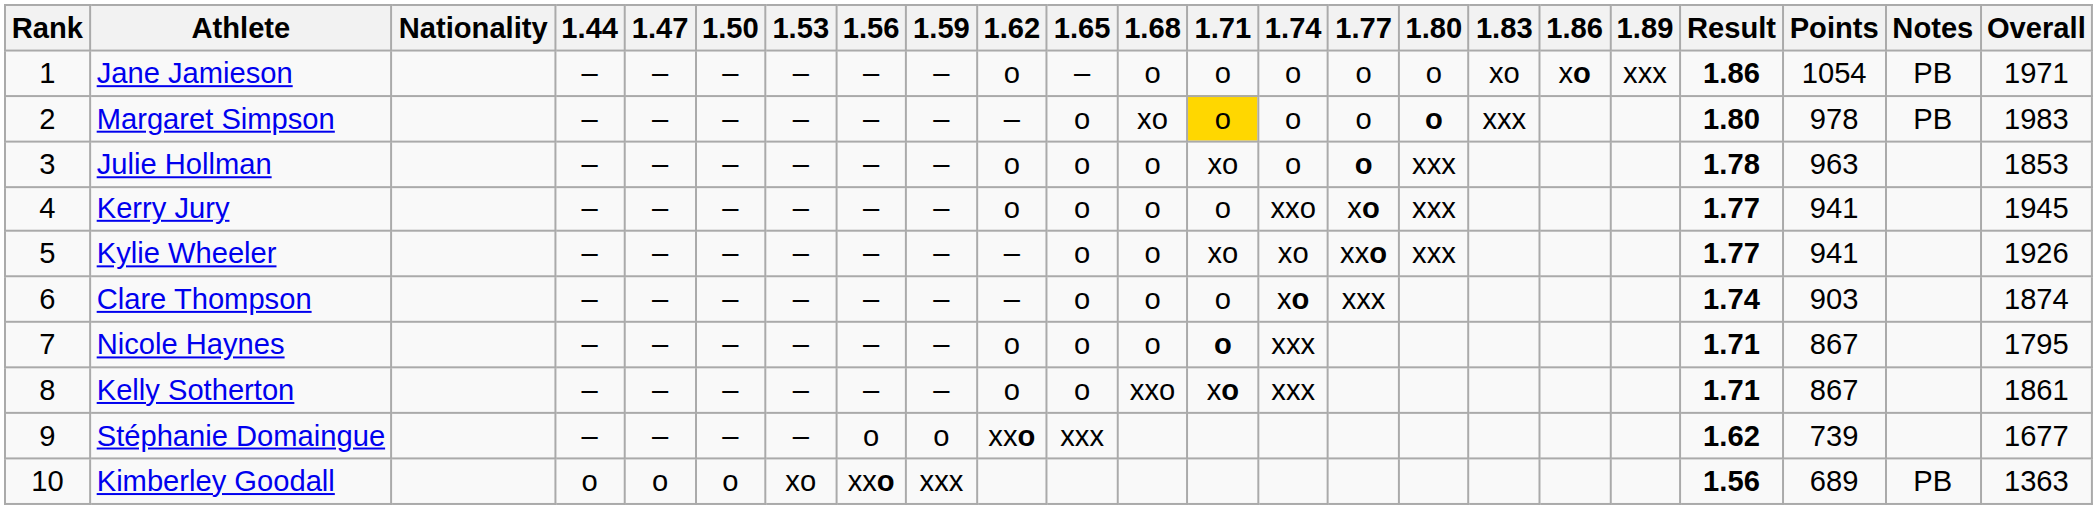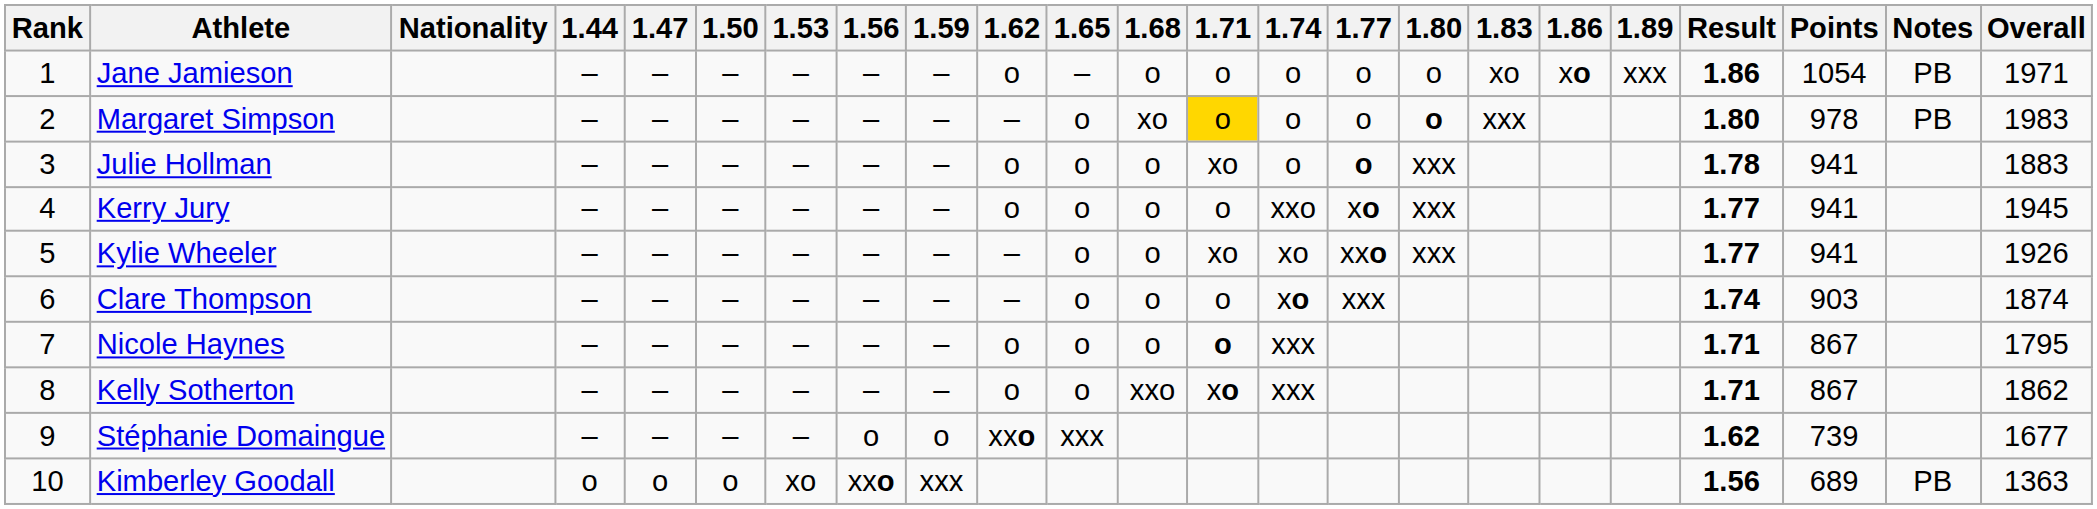(1834, 163) 963 -> (1834, 163) 941
(2036, 163) 1853 -> (2036, 163) 1883
(2036, 390) 1861 -> (2036, 390) 1862
